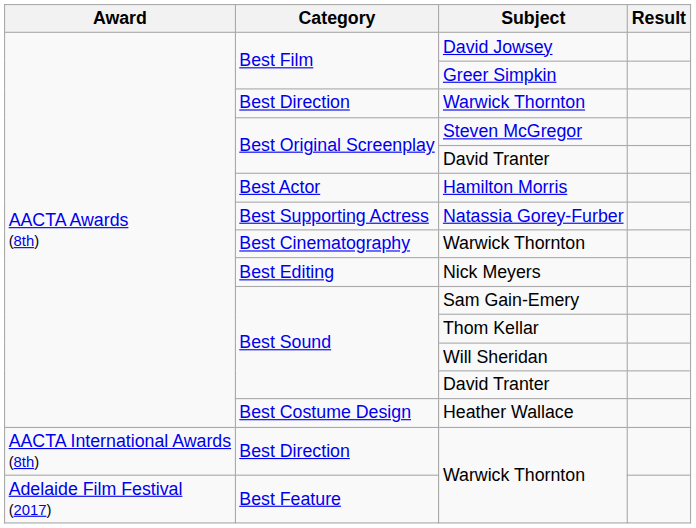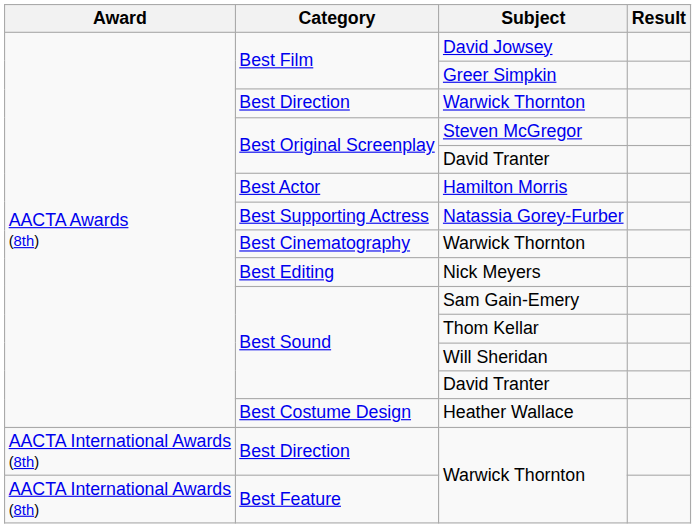(96, 499) Adelaide Film Festival (2017) -> (120, 499) AACTA International Awards (8th)
